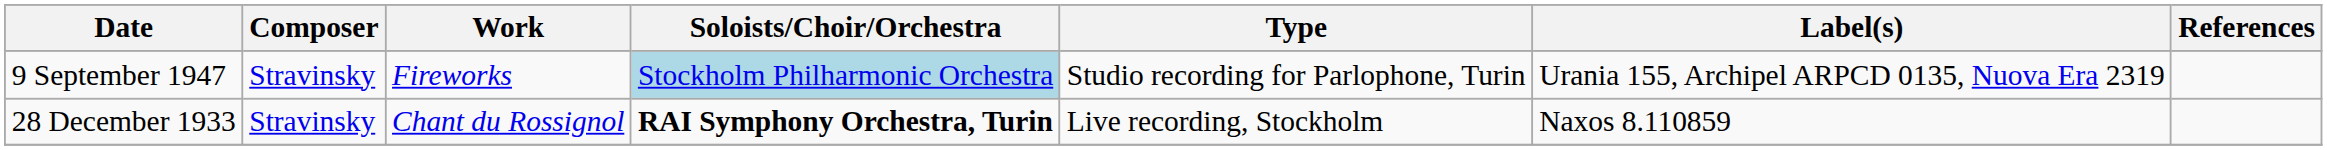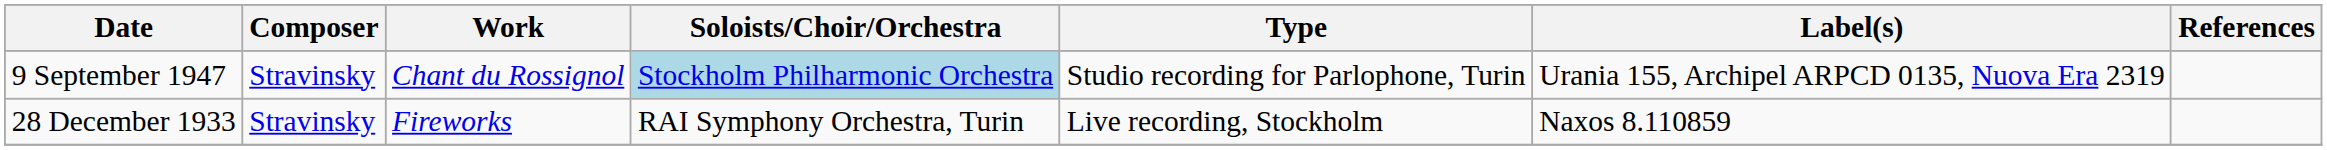(452, 74) Fireworks -> (508, 74) Chant du Rossignol
(508, 121) Chant du Rossignol -> (452, 121) Fireworks
(845, 121) bold -> (831, 121) normal
